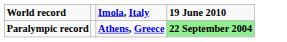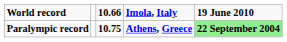+ column: (110, 12)
